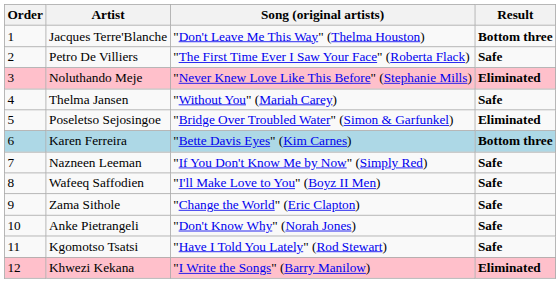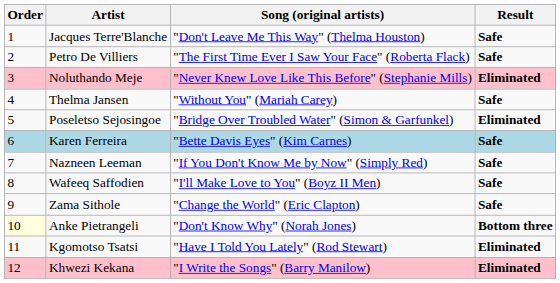(515, 36) Bottom three -> (490, 36) Safe
(515, 141) Bottom three -> (490, 141) Safe
(14, 225) no background -> (14, 225) lightyellow background
(490, 225) Safe -> (515, 225) Bottom three
(490, 246) Safe -> (509, 246) Eliminated
